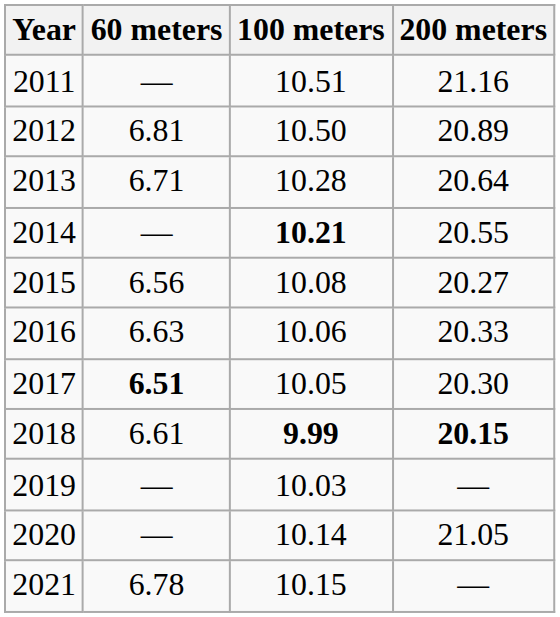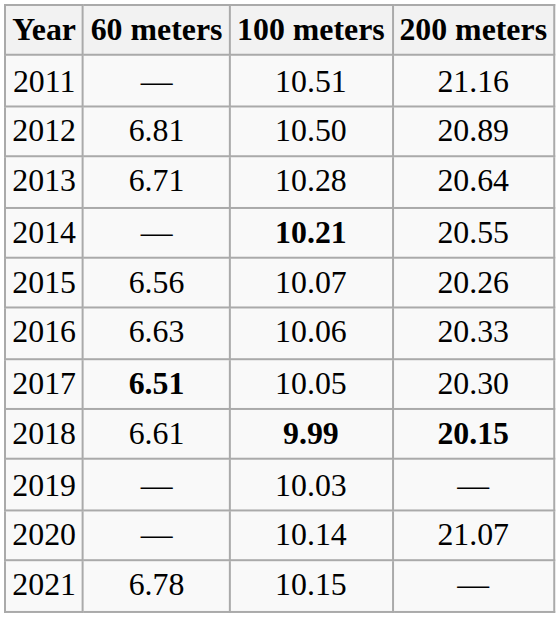(311, 282) 10.08 -> (311, 282) 10.07
(473, 282) 20.27 -> (473, 282) 20.26
(473, 534) 21.05 -> (473, 534) 21.07
